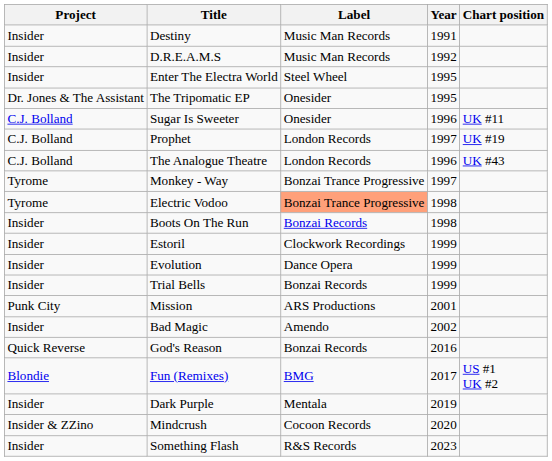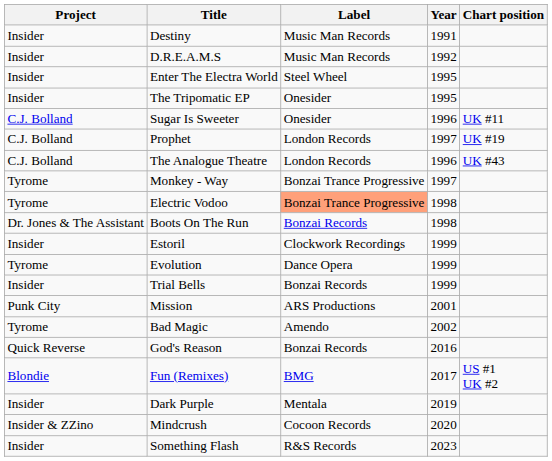(76, 98) Dr. Jones & The Assistant -> (26, 98) Insider
(26, 222) Insider -> (76, 222) Dr. Jones & The Assistant
(26, 264) Insider -> (28, 264) Tyrome
(26, 327) Insider -> (28, 327) Tyrome
